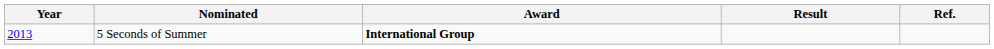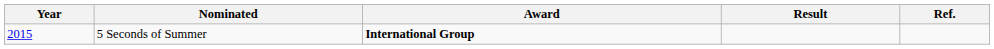(20, 34) 2013 -> (20, 34) 2015
